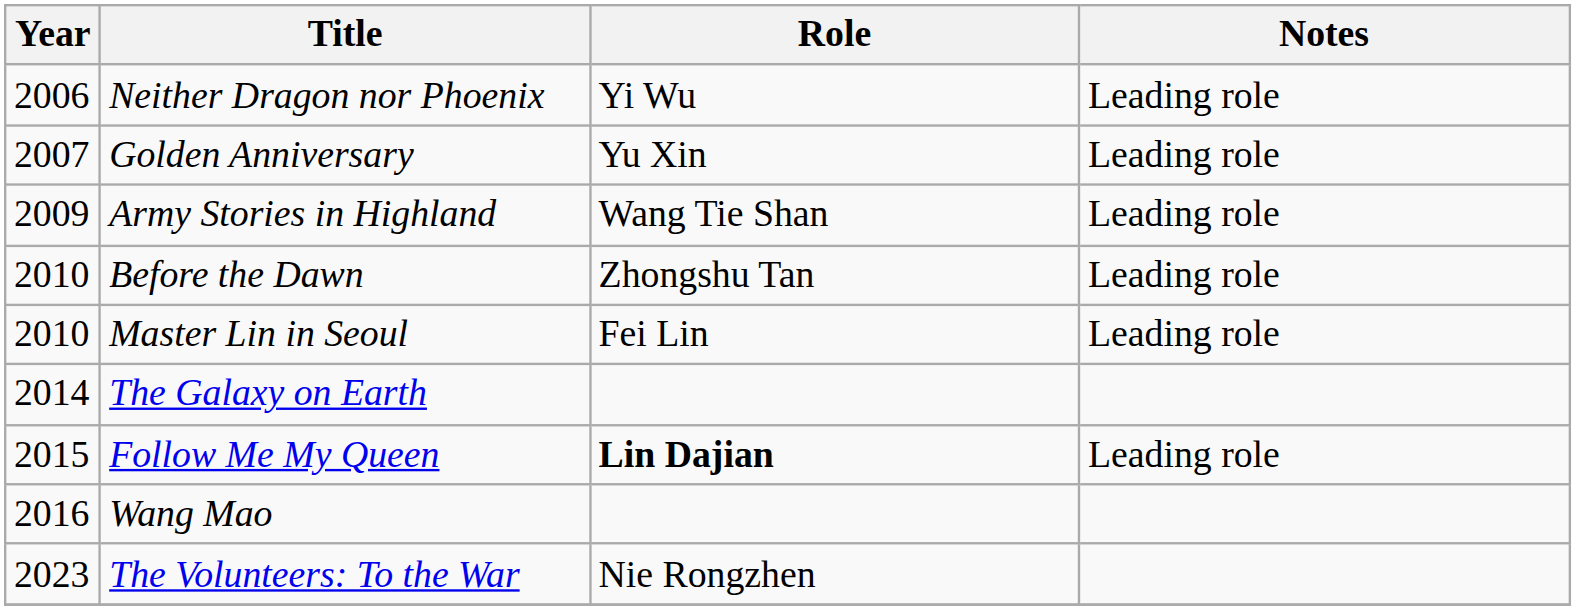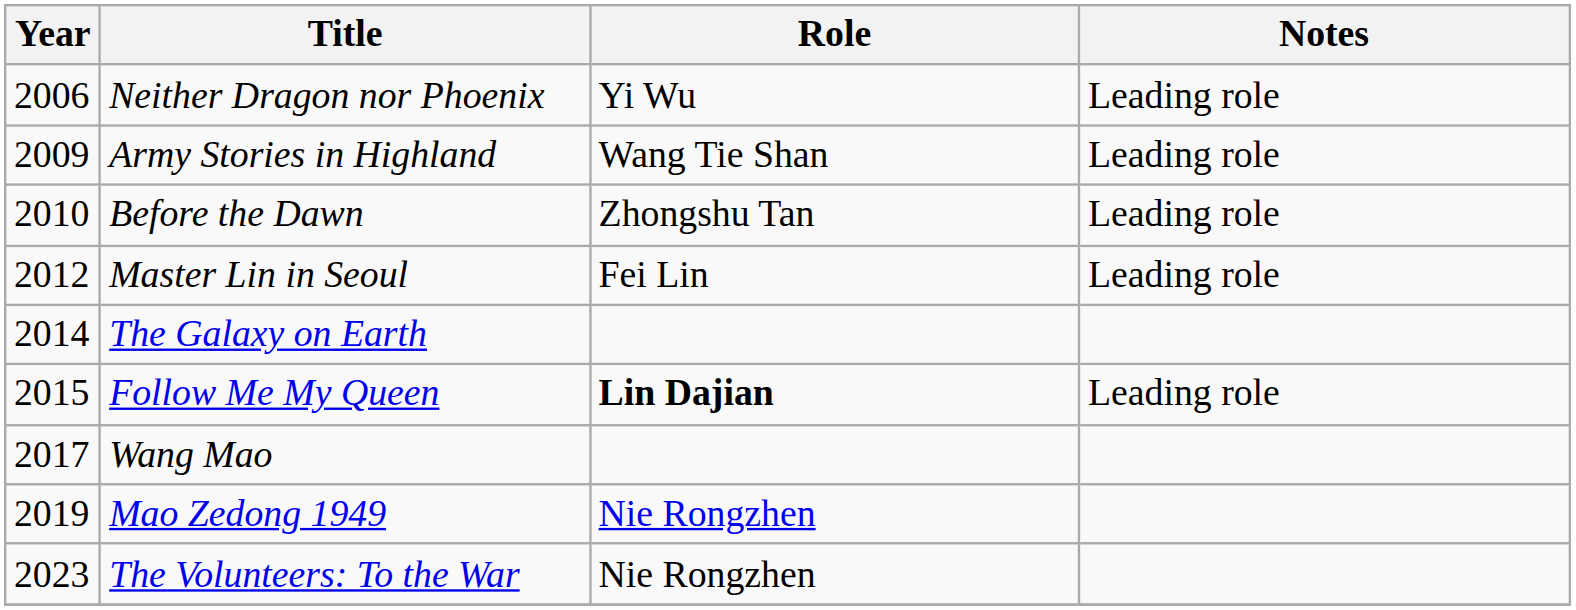- row: (261, 154)
(52, 333) 2010 -> (52, 273) 2012
(52, 513) 2016 -> (52, 453) 2017
+ row: (248, 513)
